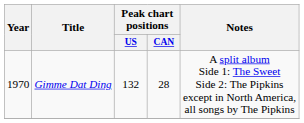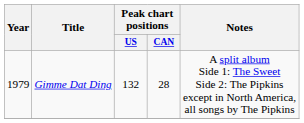(18, 84) 1970 -> (18, 84) 1979
